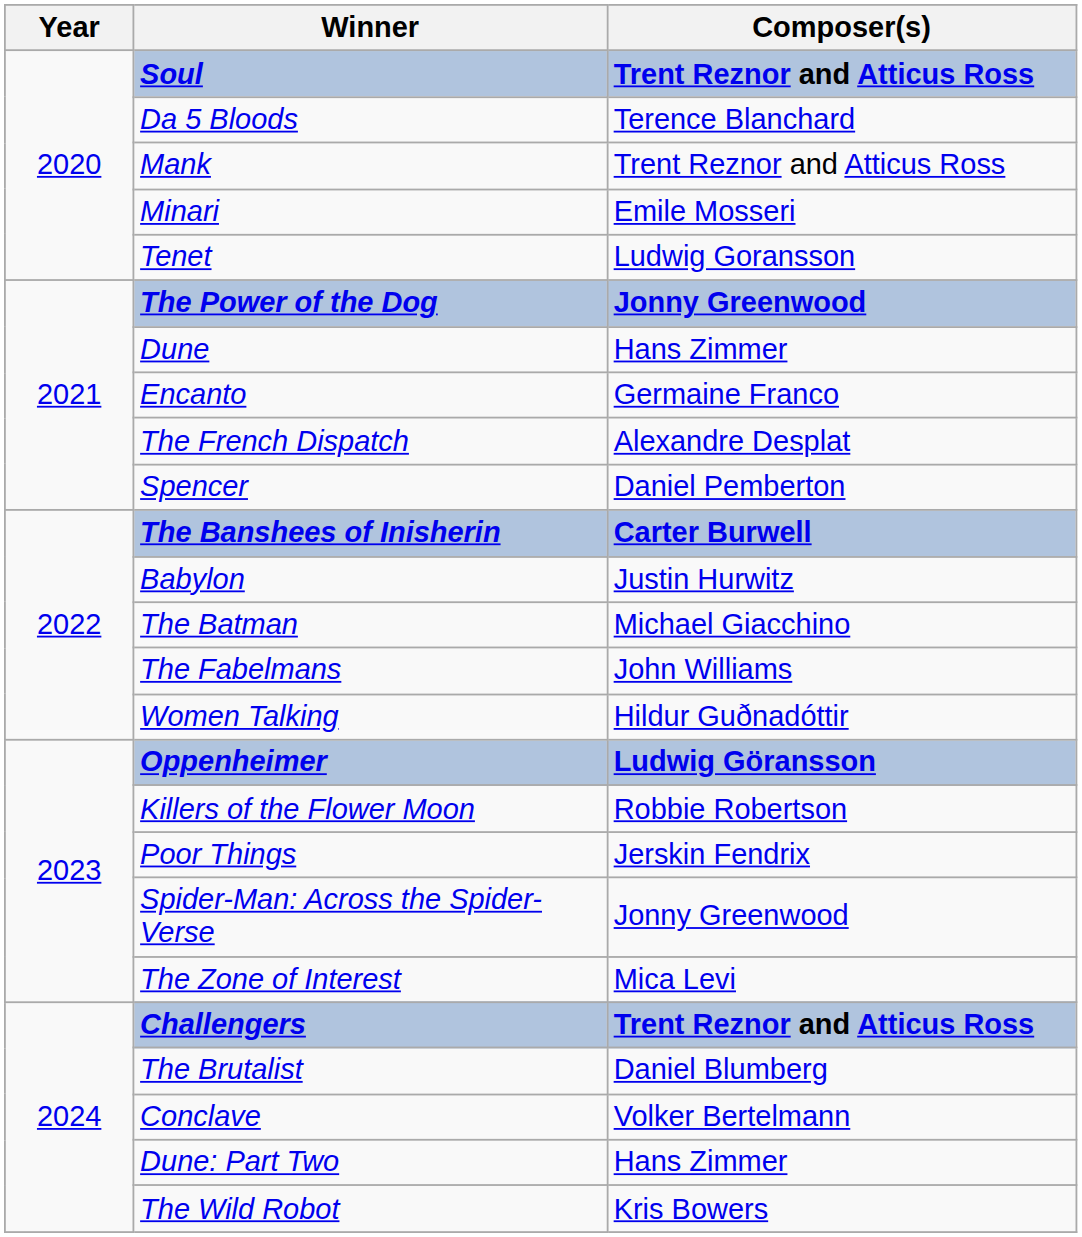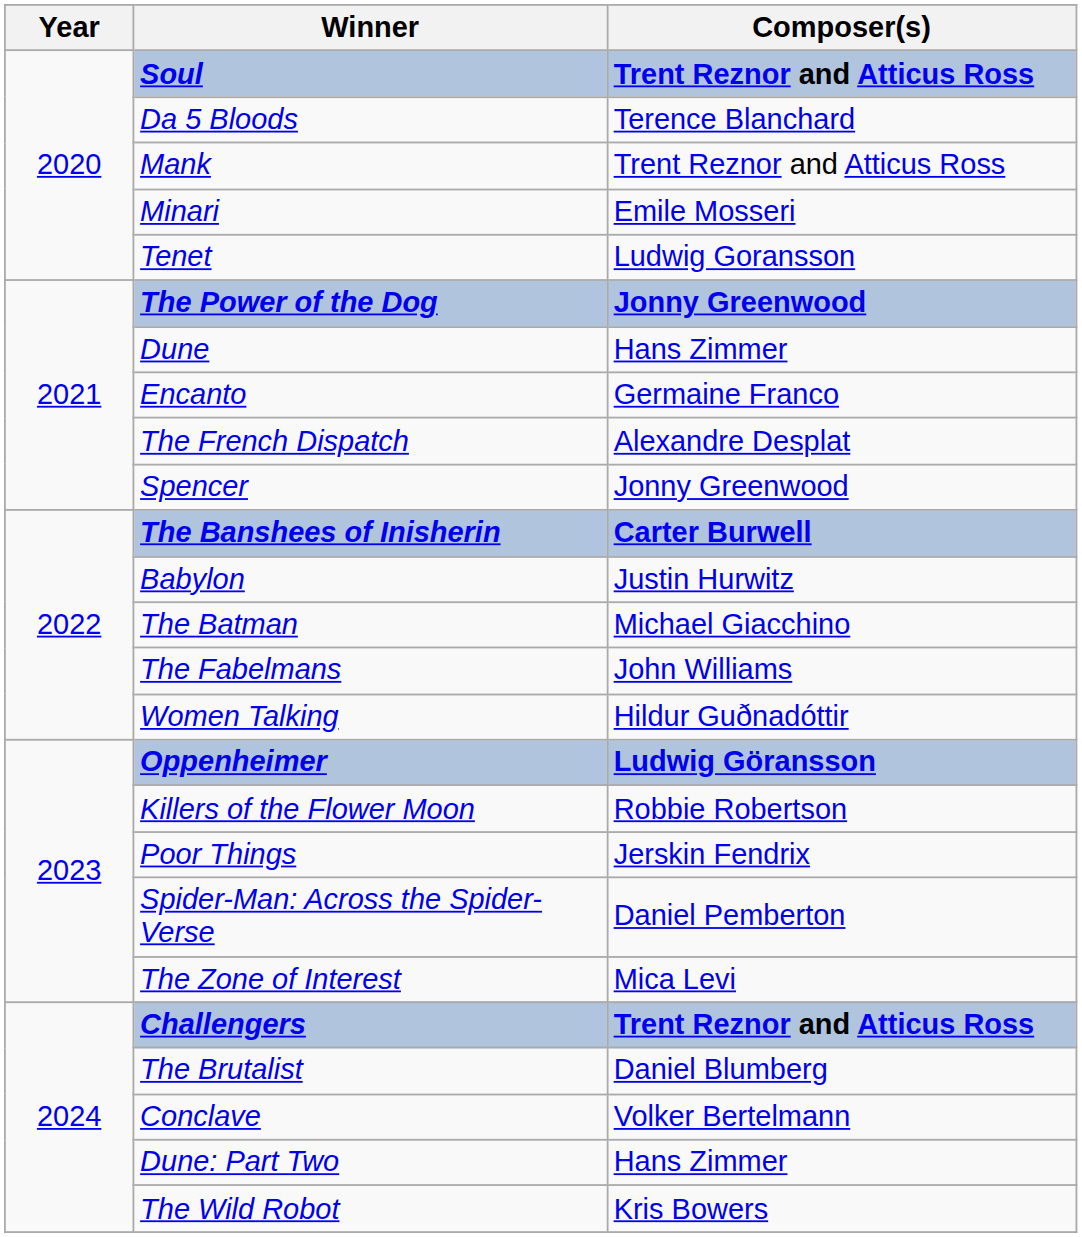(730, 486) Daniel Pemberton -> (731, 486) Jonny Greenwood
(731, 916) Jonny Greenwood -> (730, 916) Daniel Pemberton
